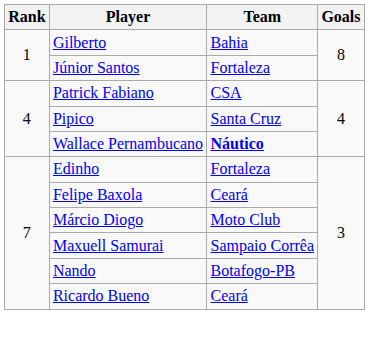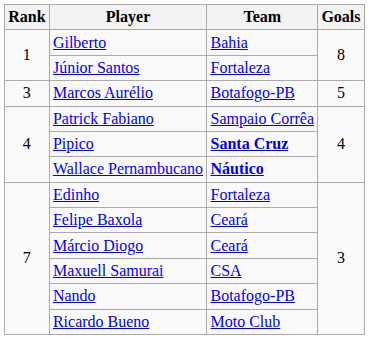+ row: (103, 93)
(226, 93) CSA -> (262, 118) Sampaio Corrêa
(246, 118) normal -> (249, 144) bold
(245, 220) Moto Club -> (229, 245) Ceará
(262, 245) Sampaio Corrêa -> (226, 270) CSA
(229, 296) Ceará -> (245, 321) Moto Club
